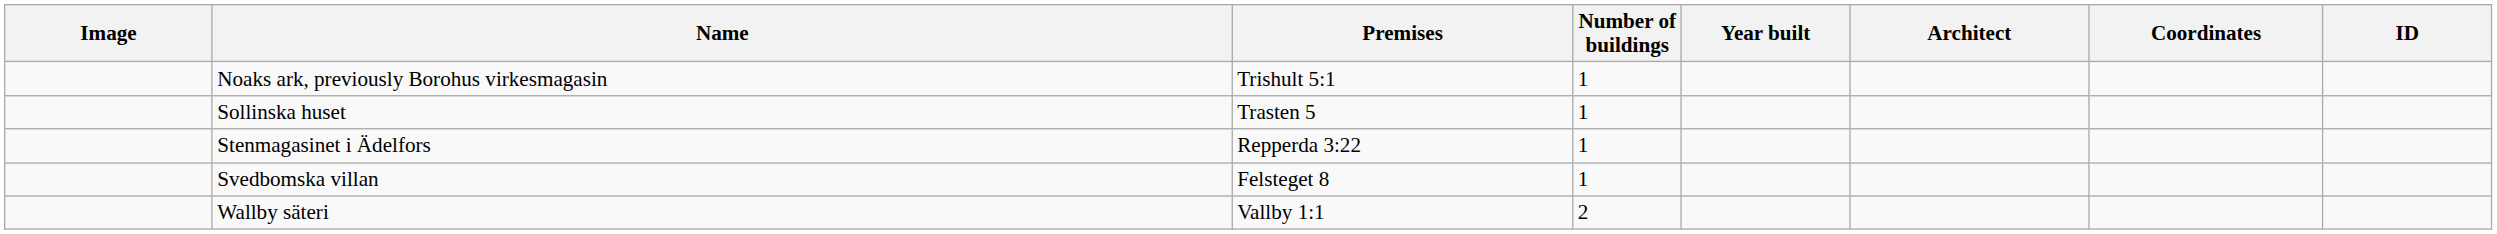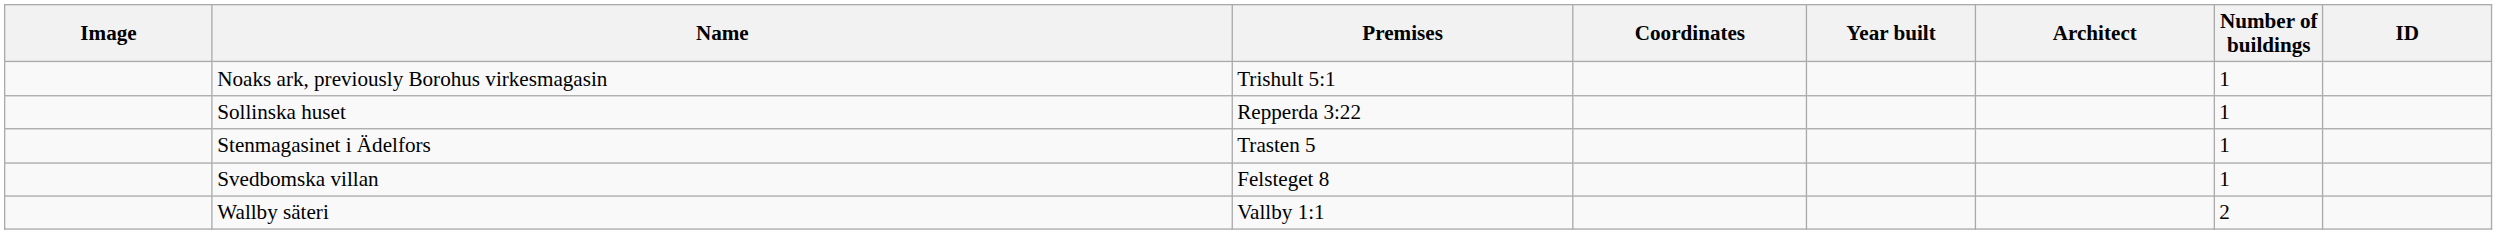columns swapped: (1627, 33) <-> (2206, 33)
(1276, 111) Trasten 5 -> (1299, 111) Repperda 3:22
(1299, 145) Repperda 3:22 -> (1276, 145) Trasten 5
